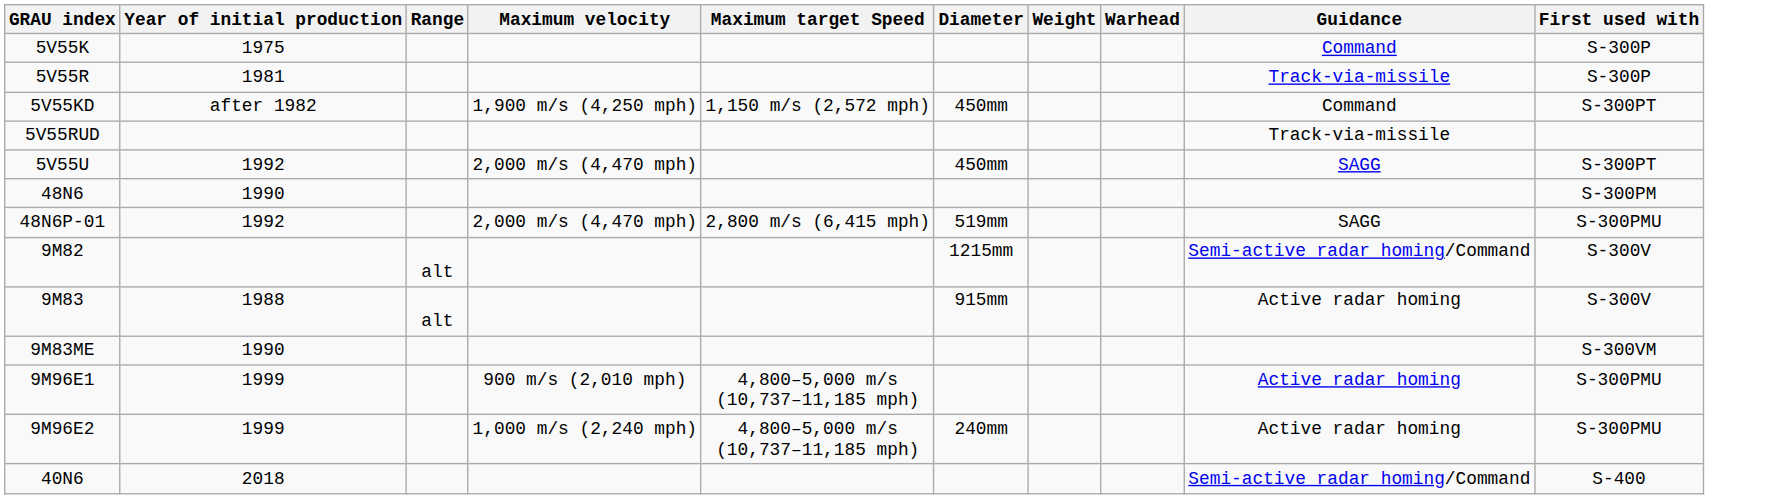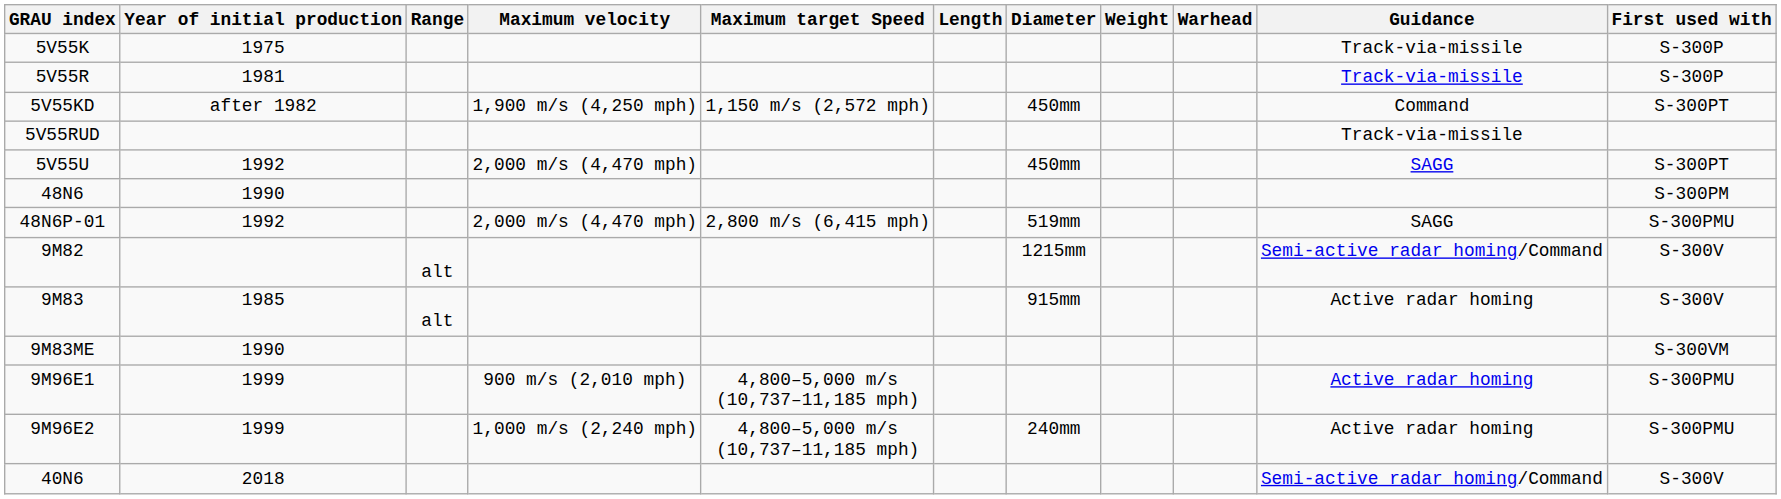+ column: (970, 19)
(1359, 48) Command -> (1432, 48) Track-via-missile
(263, 301) 1988 -> (263, 301) 1985
(1619, 479) S-400 -> (1692, 479) S-300V
